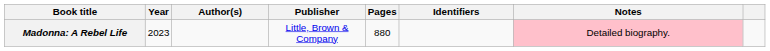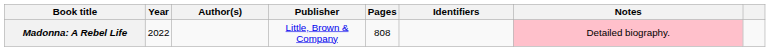(159, 33) 2023 -> (159, 33) 2022
(382, 33) 880 -> (382, 33) 808
